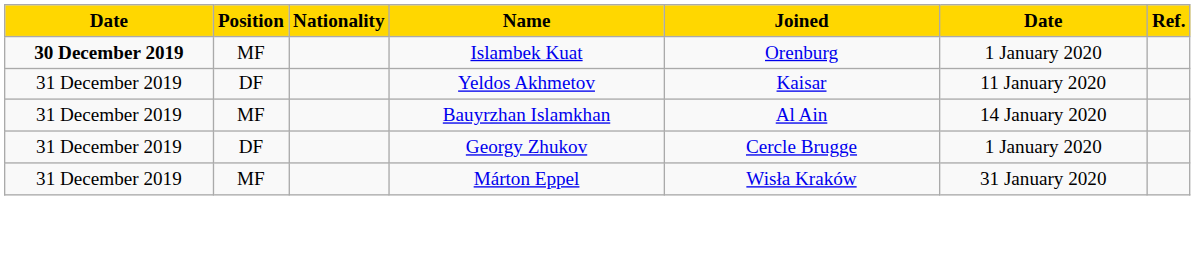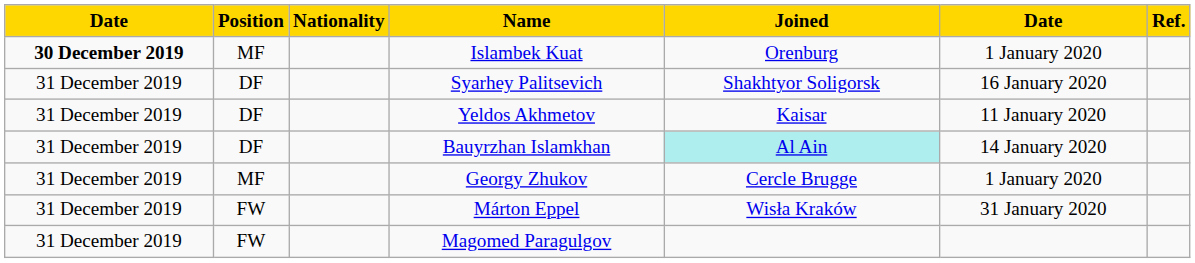+ row: (527, 83)
(251, 115) MF -> (251, 147) DF
(802, 115) no background -> (802, 147) paleturquoise background
(251, 147) DF -> (251, 178) MF
(251, 178) MF -> (251, 210) FW
+ row: (527, 241)
